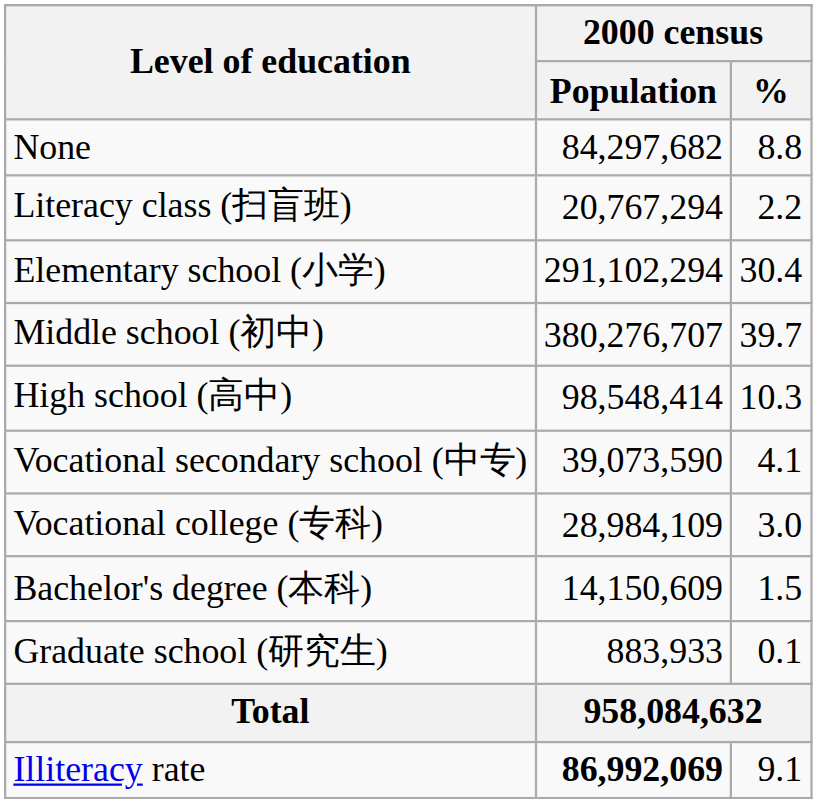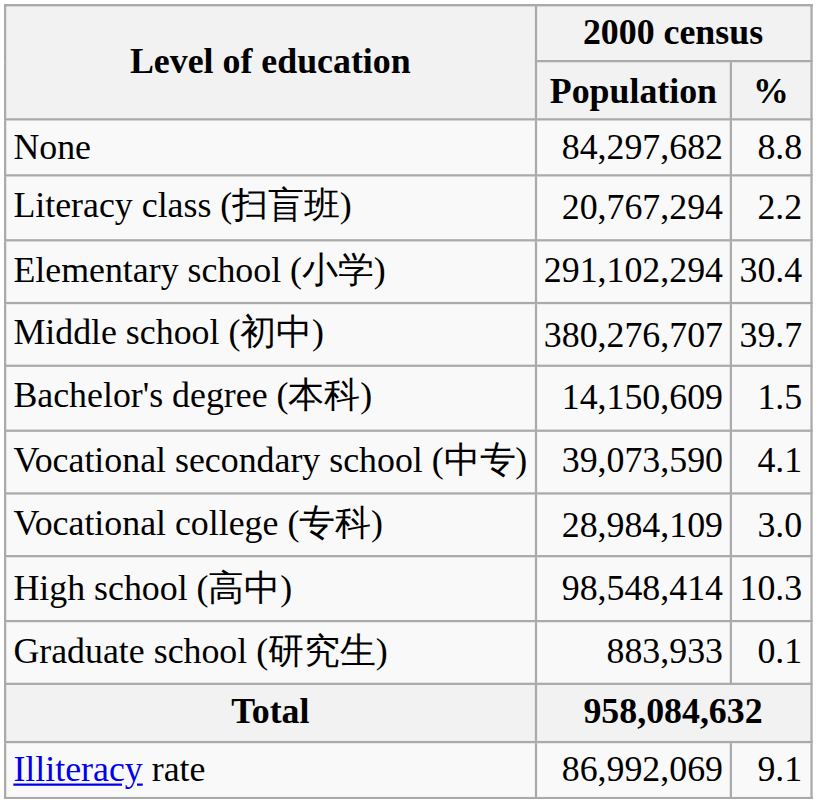rows swapped: (153, 396) <-> (193, 587)
(642, 768) bold -> (642, 768) normal
